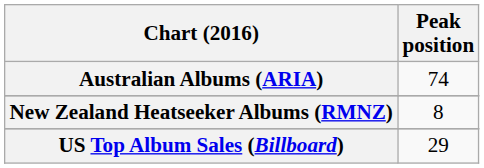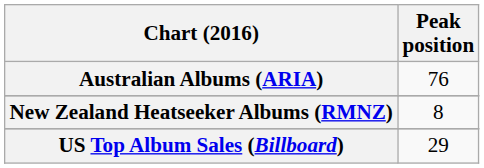(438, 78) 74 -> (438, 78) 76
